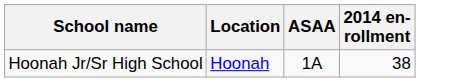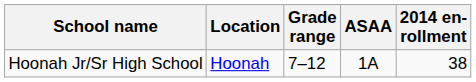+ column: (312, 27)
